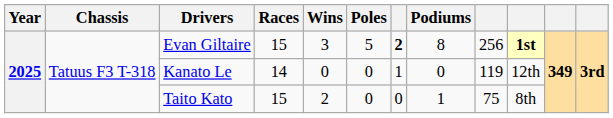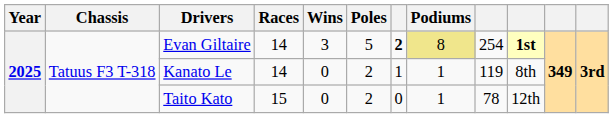(279, 44) 15 -> (279, 44) 14
(441, 44) no background -> (441, 44) khaki background
(491, 44) 256 -> (491, 44) 254
(369, 71) 0 -> (369, 71) 2
(441, 71) 0 -> (441, 71) 1
(526, 71) 12th -> (526, 71) 8th
(325, 98) 2 -> (325, 98) 0
(369, 98) 0 -> (369, 98) 2
(491, 98) 75 -> (491, 98) 78
(526, 98) 8th -> (526, 98) 12th
